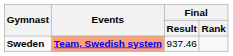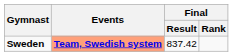(182, 44) 937.46 -> (182, 44) 837.42
